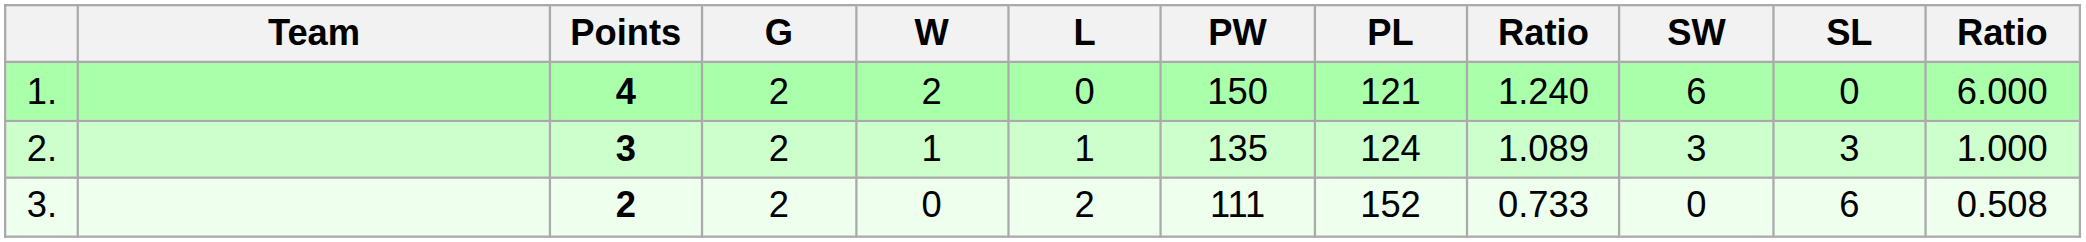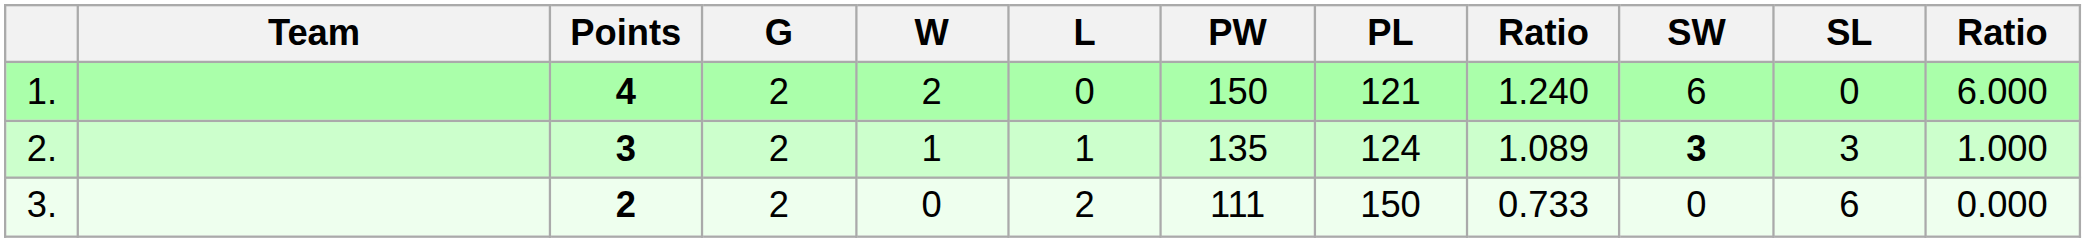(1696, 148) normal -> (1696, 148) bold
(1391, 206) 152 -> (1391, 206) 150
(2002, 206) 0.508 -> (2002, 206) 0.000
